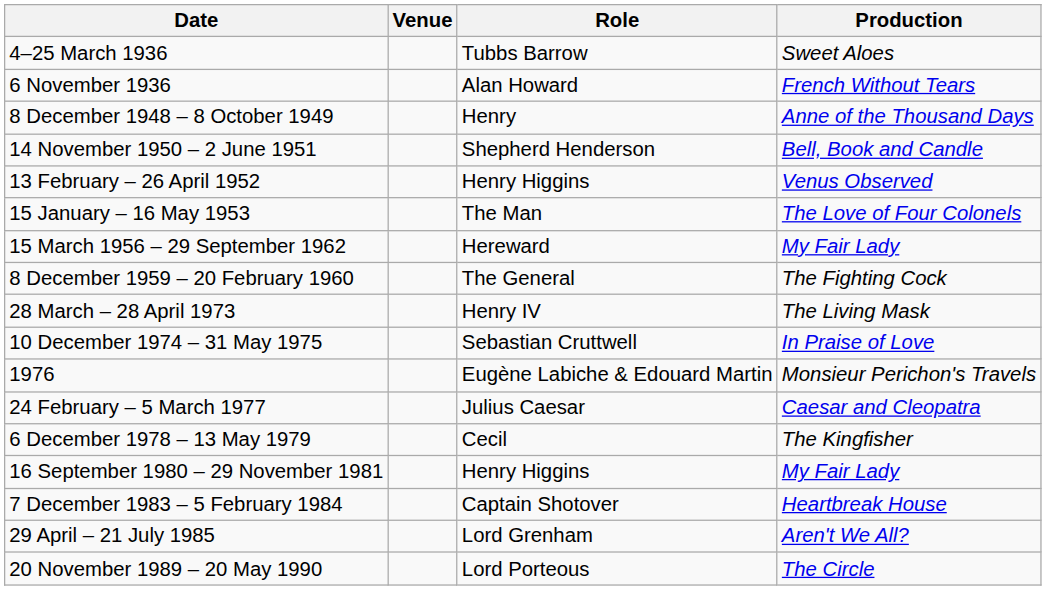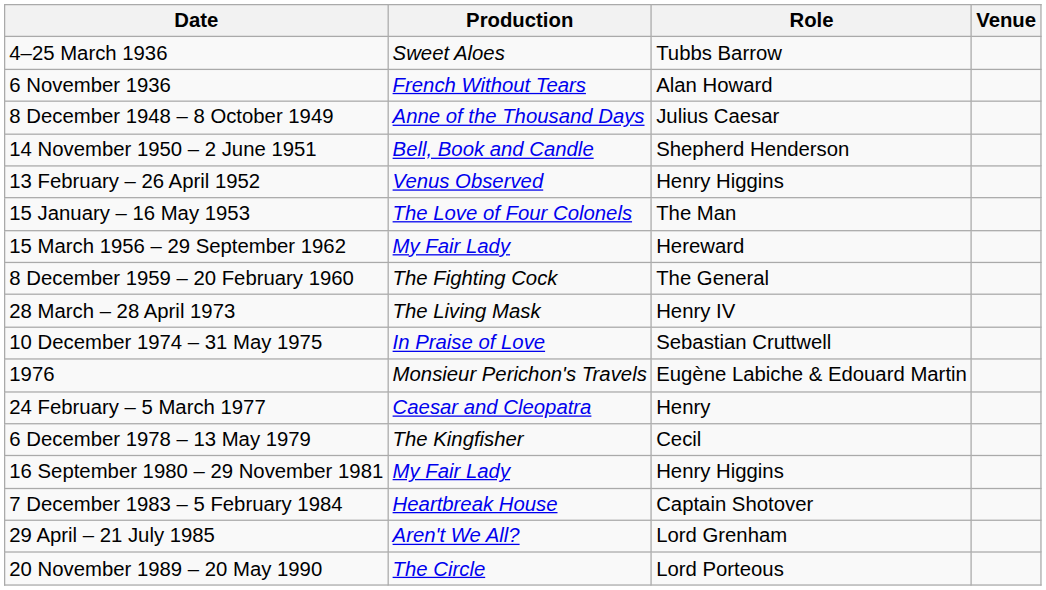columns swapped: (909, 20) <-> (423, 20)
(489, 117) Henry -> (718, 117) Julius Caesar
(523, 407) Julius Caesar -> (683, 407) Henry
